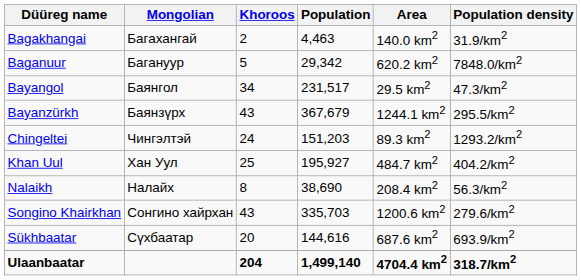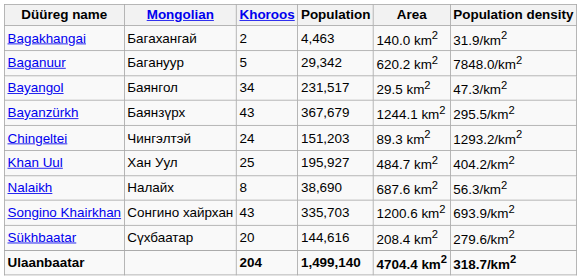(407, 187) 208.4 km2 -> (407, 187) 687.6 km2
(484, 212) 279.6/km2 -> (484, 212) 693.9/km2
(407, 237) 687.6 km2 -> (407, 237) 208.4 km2
(484, 237) 693.9/km2 -> (484, 237) 279.6/km2
